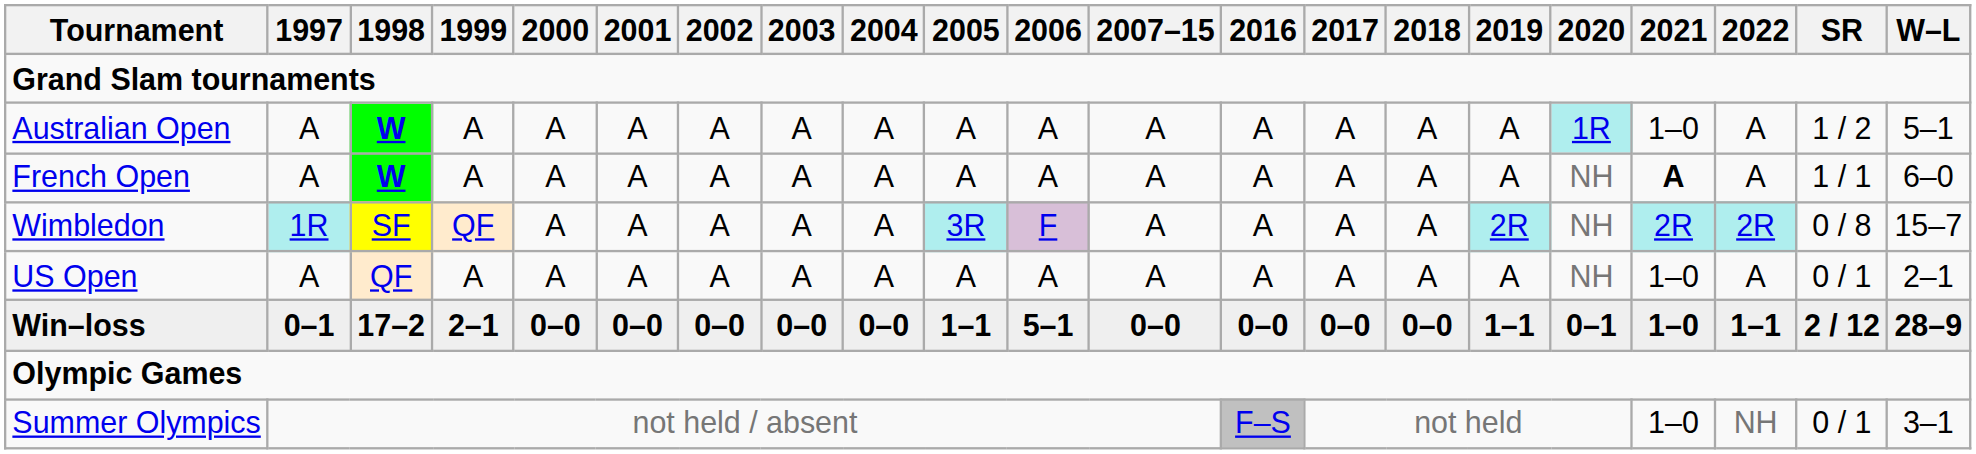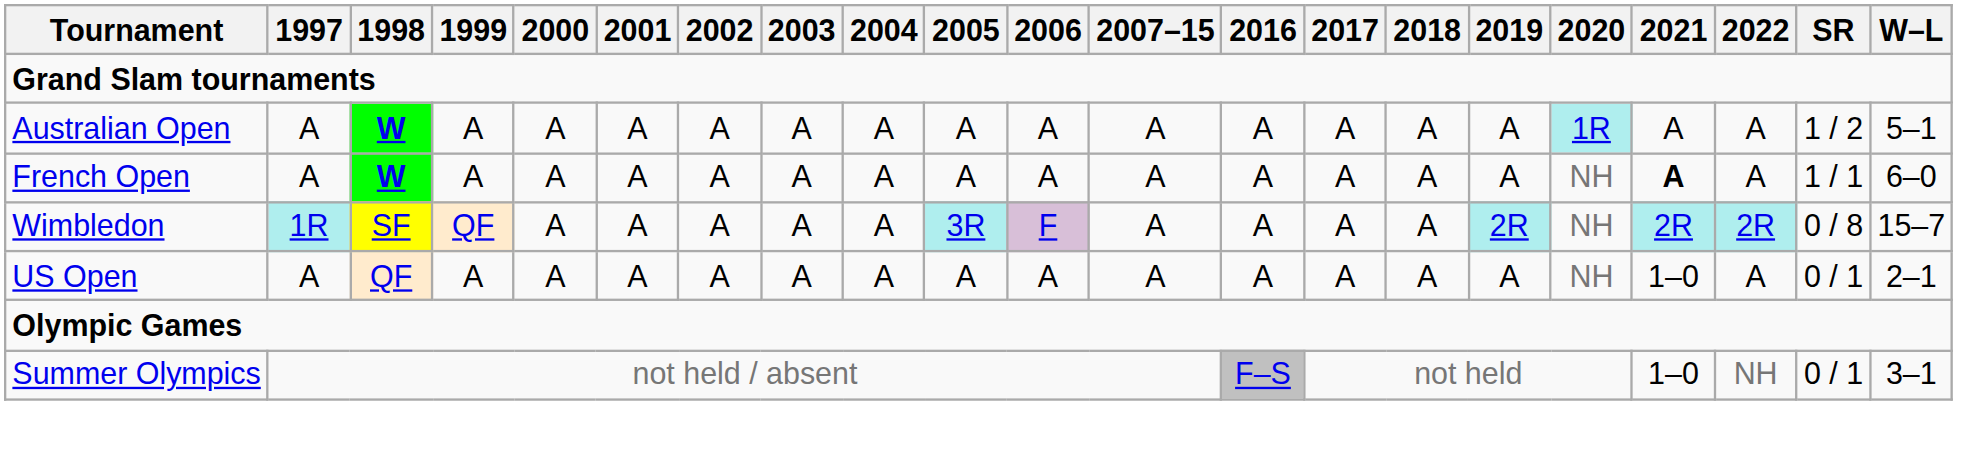(1673, 128) 1–0 -> (1673, 128) A
- row: (79, 325)
